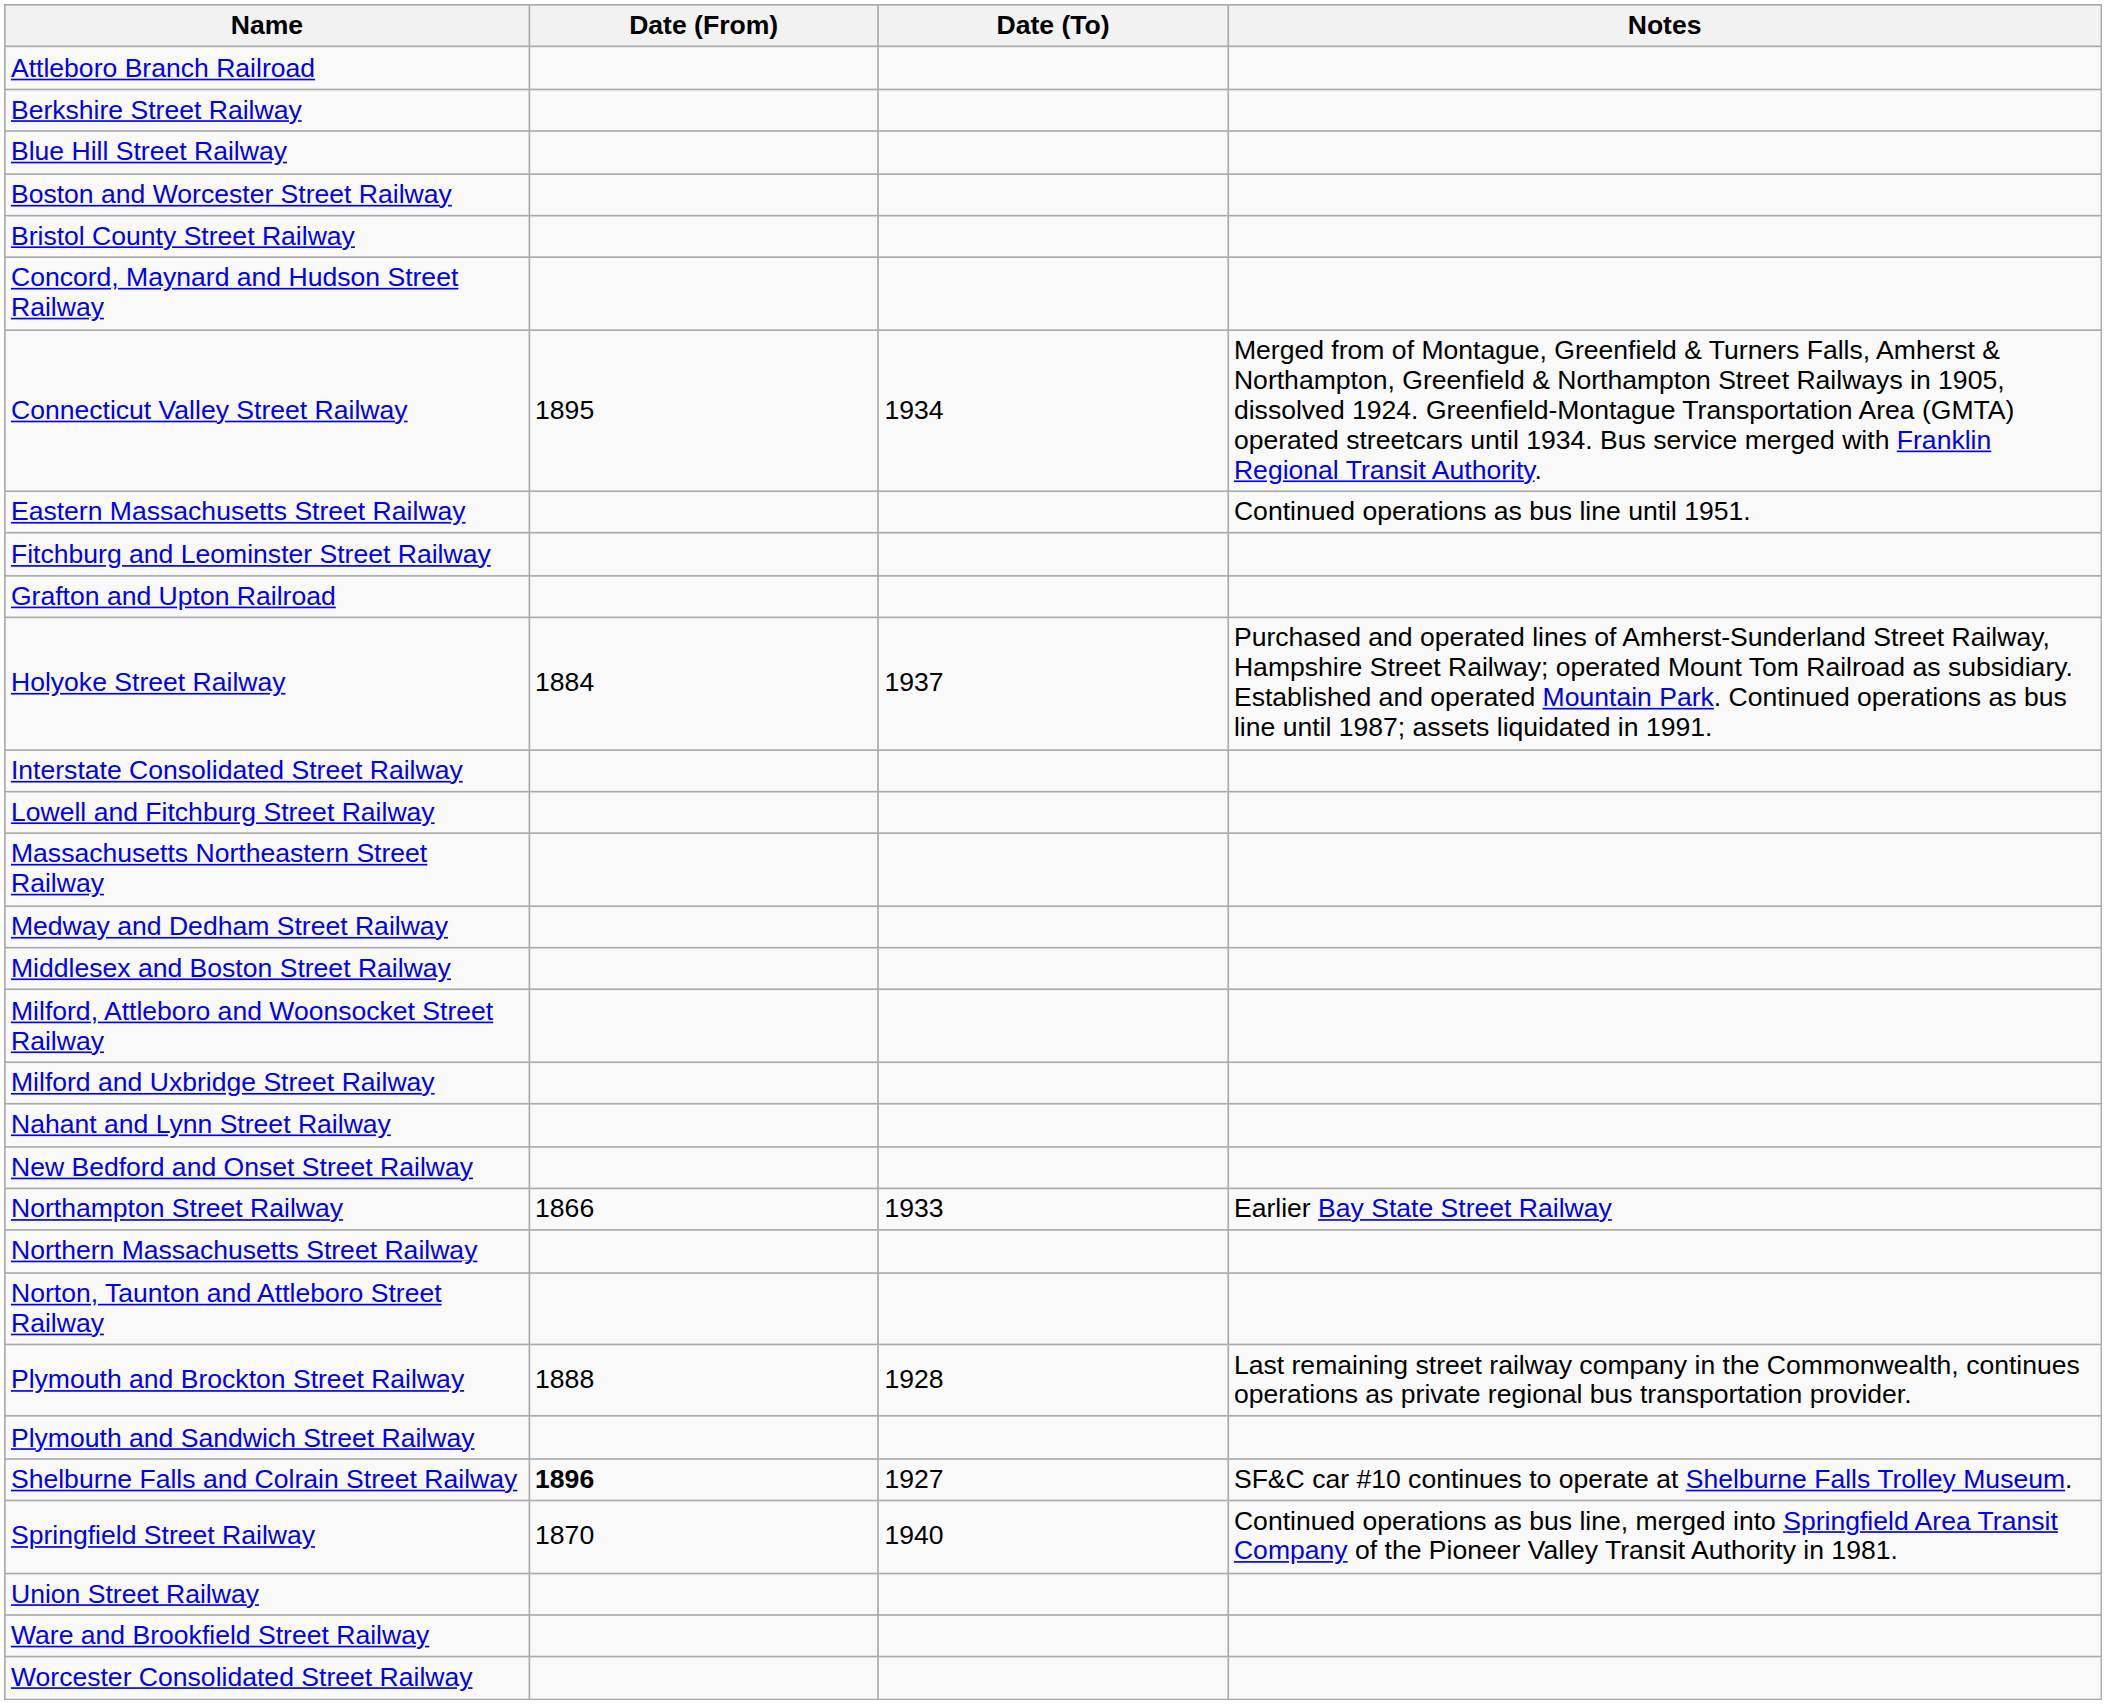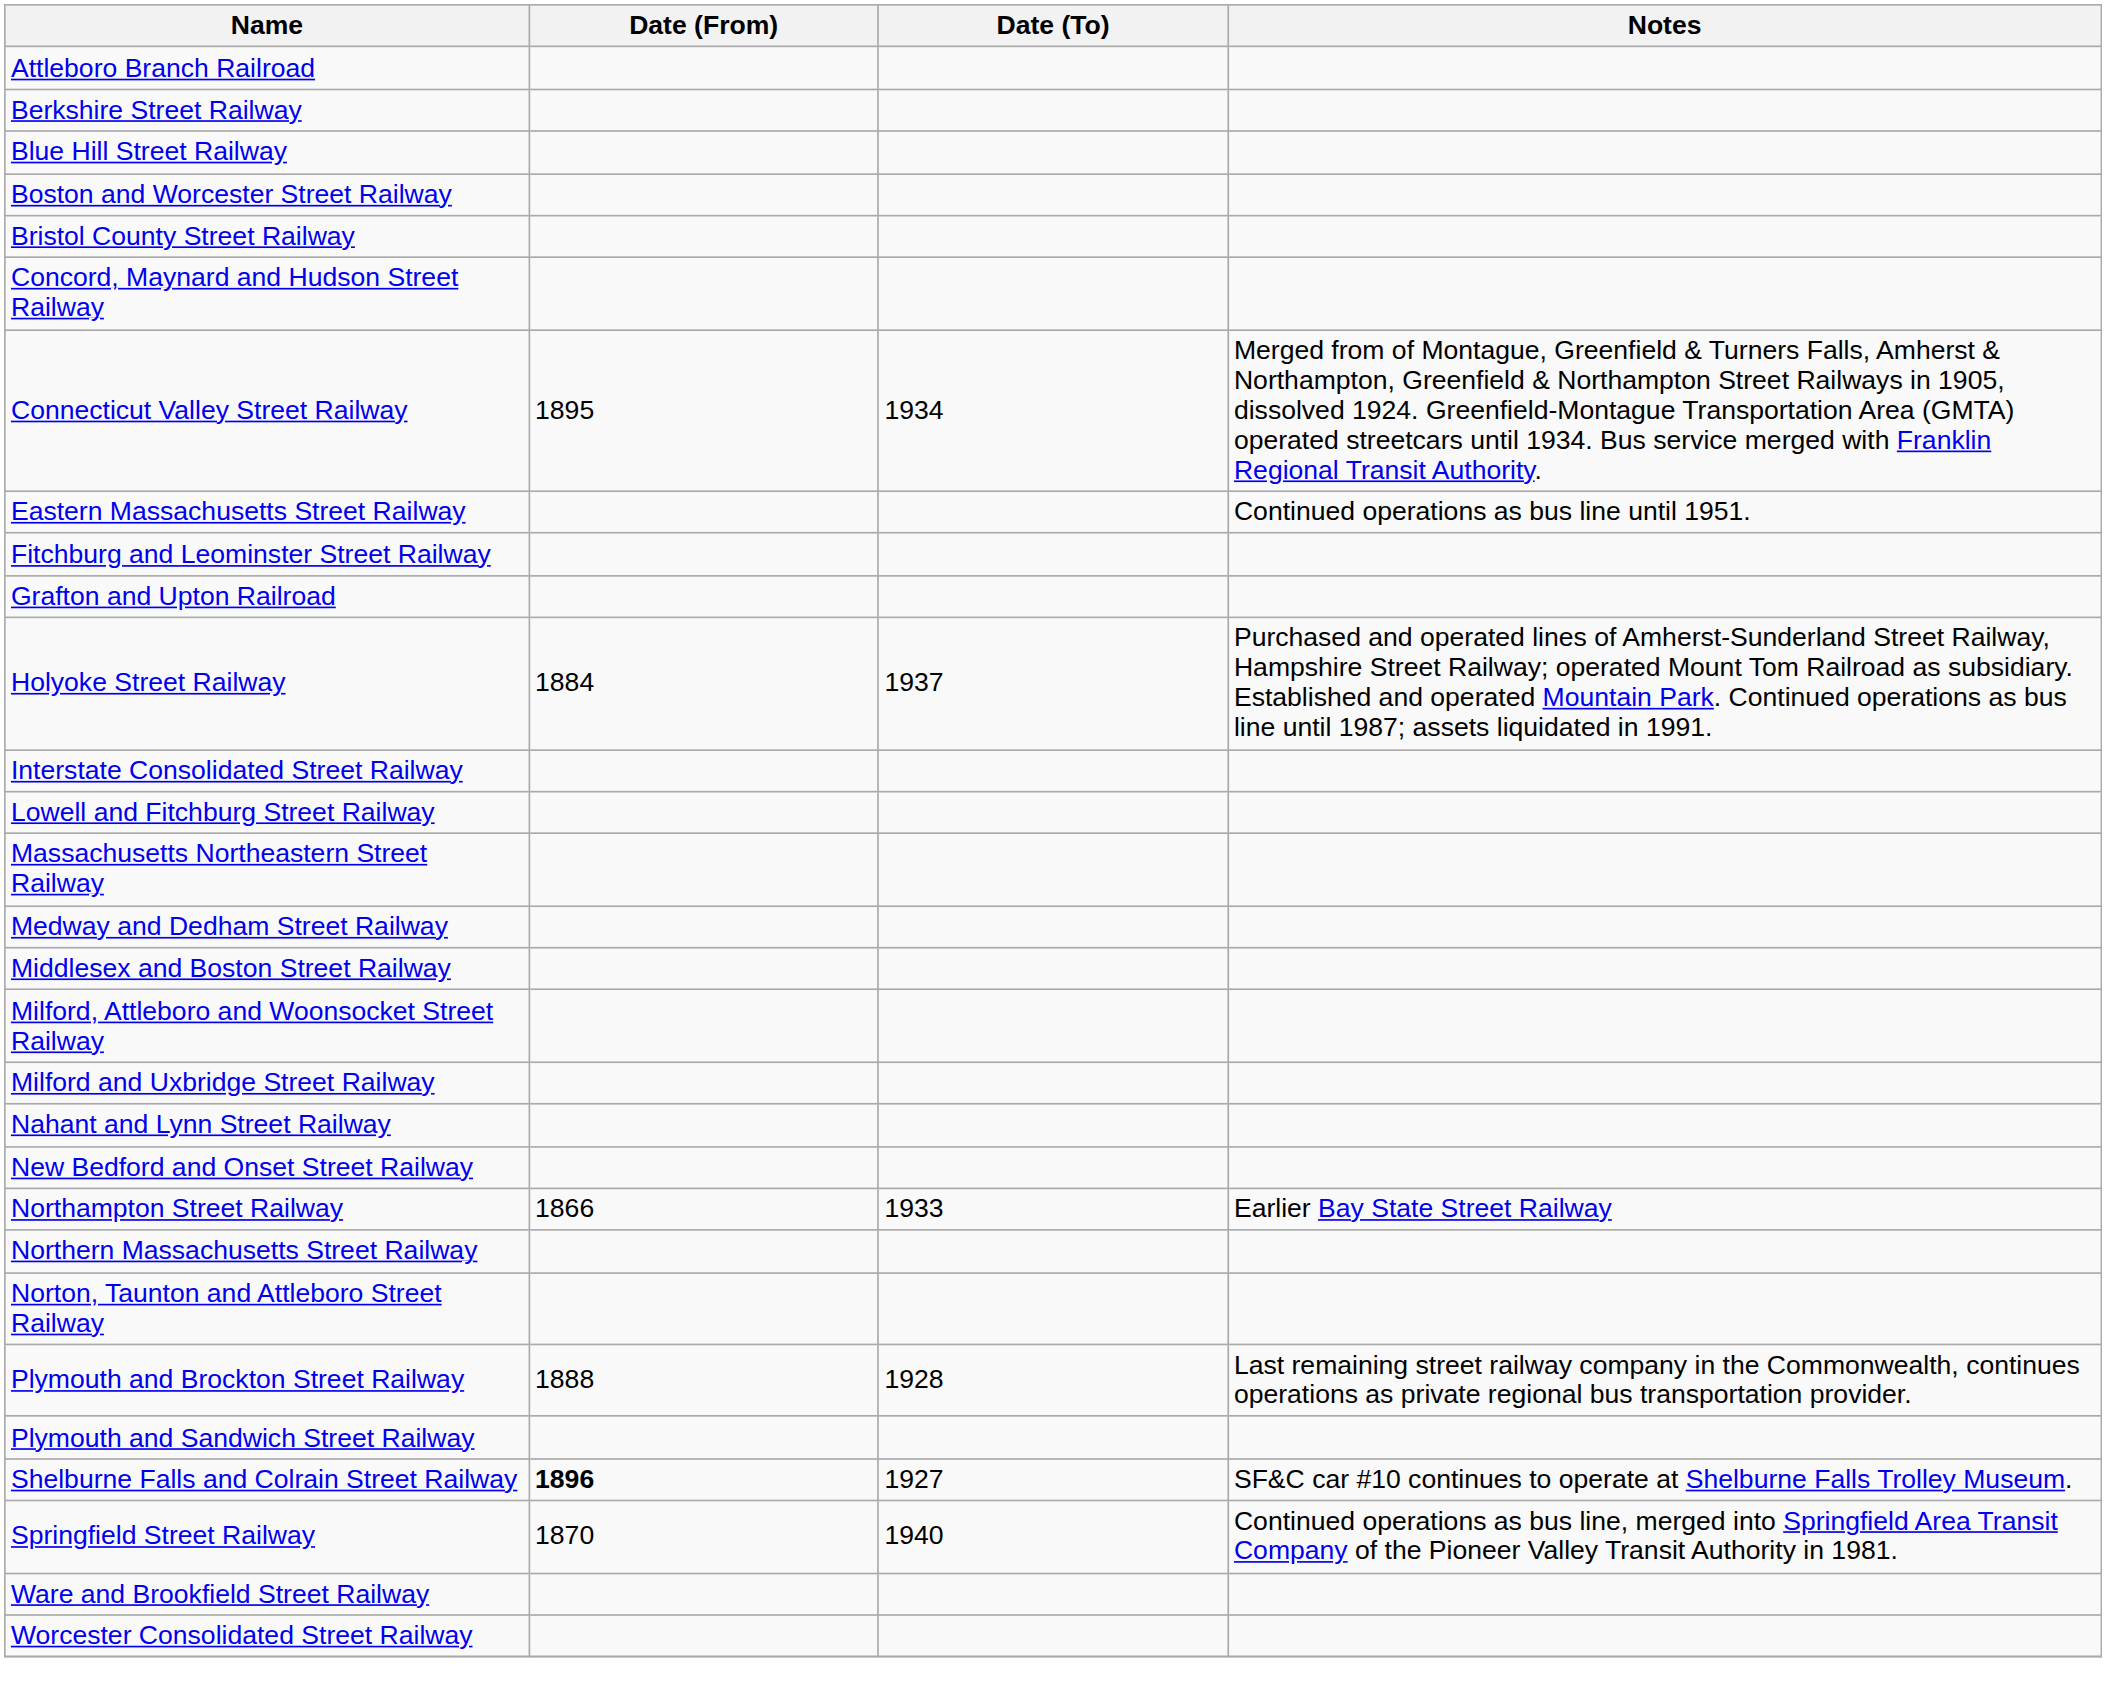- row: (135, 1593)
